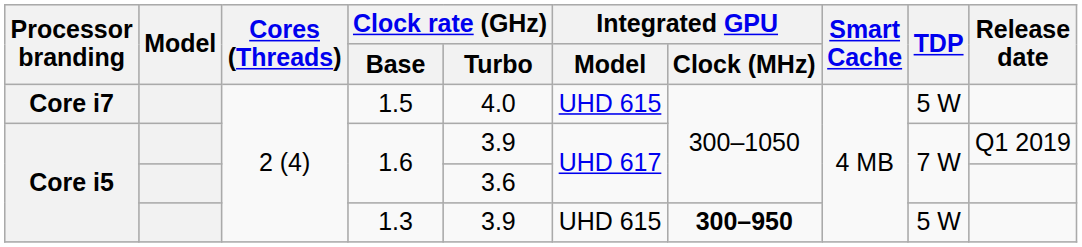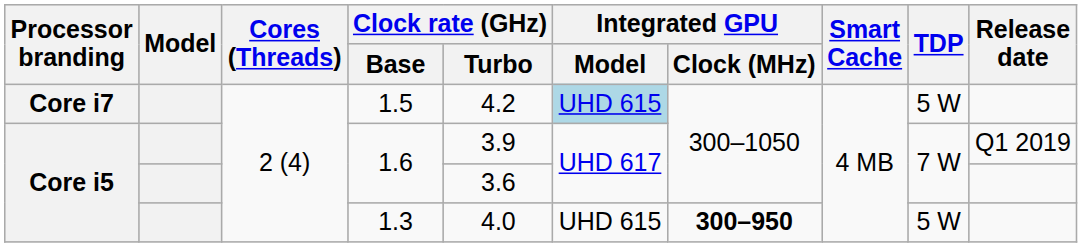(498, 103) 4.0 -> (498, 103) 4.2
(610, 103) no background -> (610, 103) lightblue background
(498, 222) 3.9 -> (498, 222) 4.0
